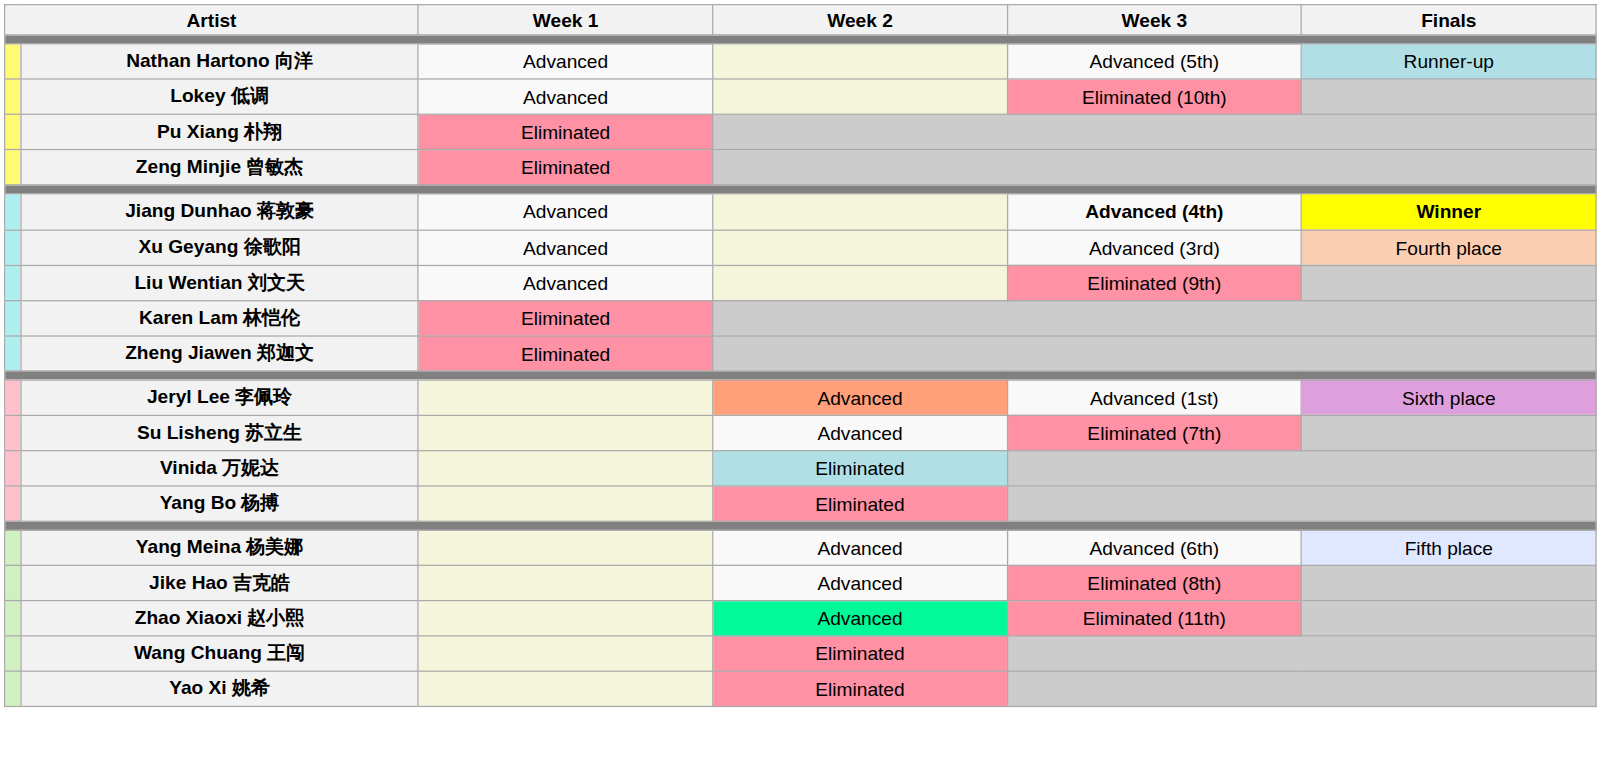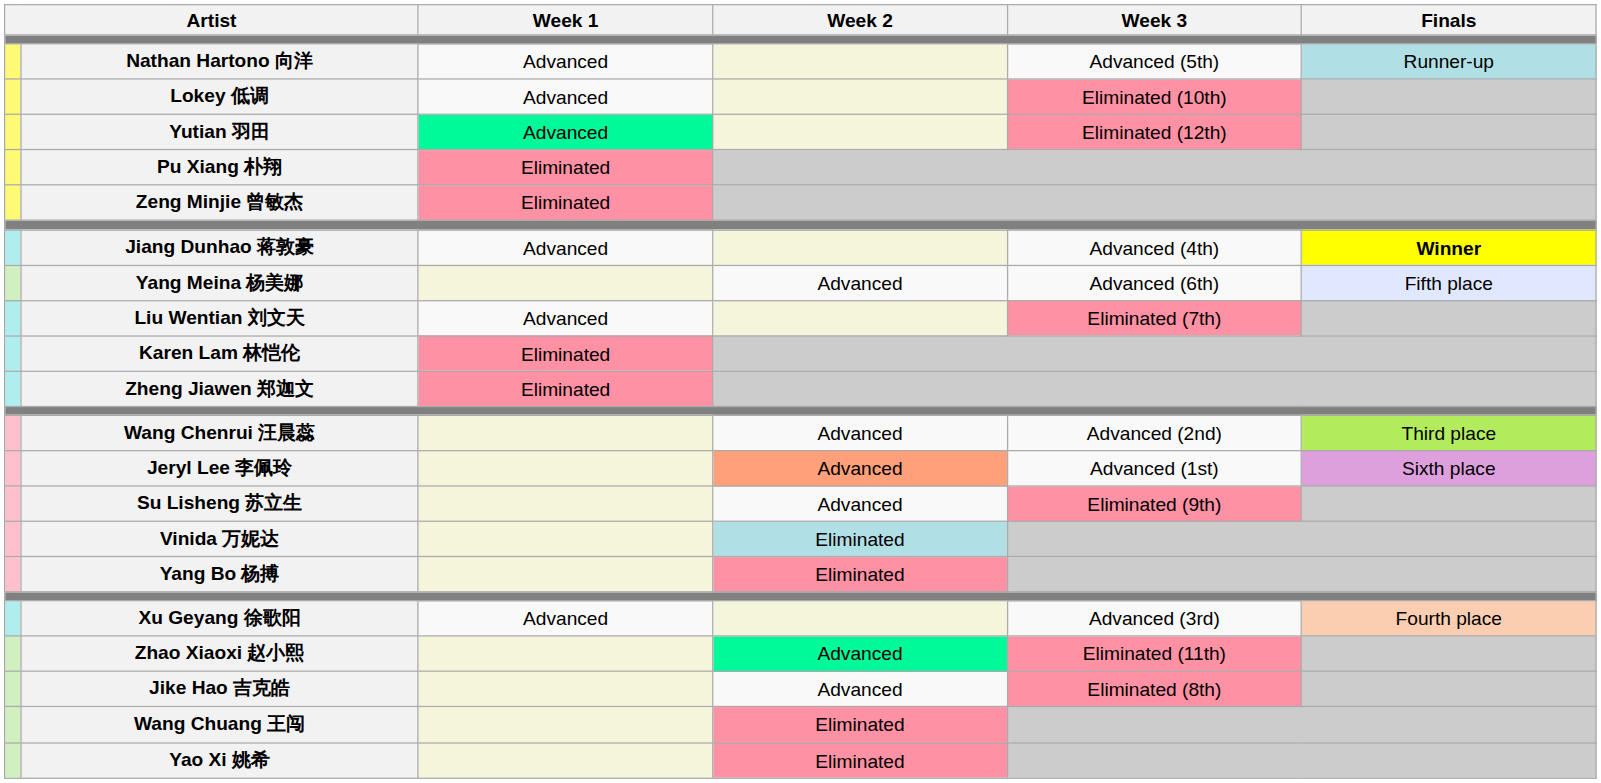+ row: (219, 131)
(1154, 212) bold -> (1154, 247) normal
rows swapped: (219, 246) <-> (219, 547)
(1154, 283) Eliminated (9th) -> (1154, 318) Eliminated (7th)
+ row: (219, 432)
(1154, 433) Eliminated (7th) -> (1154, 504) Eliminated (9th)
rows swapped: (219, 582) <-> (219, 618)
